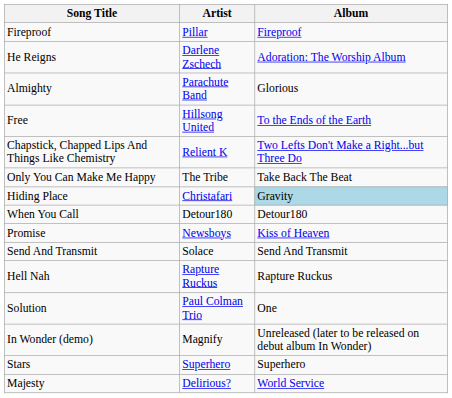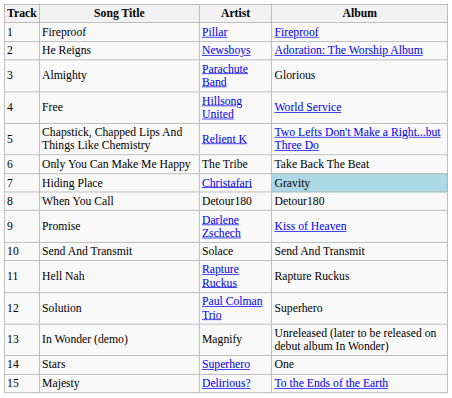+ column: (22, 13)
(202, 57) Darlene Zschech -> (226, 50) Newsboys
(314, 120) To the Ends of the Earth -> (308, 107) World Service
(207, 233) Newsboys -> (221, 226) Darlene Zschech
(267, 308) One -> (299, 308) Superhero
(281, 365) Superhero -> (284, 365) One
(291, 383) World Service -> (331, 383) To the Ends of the Earth
